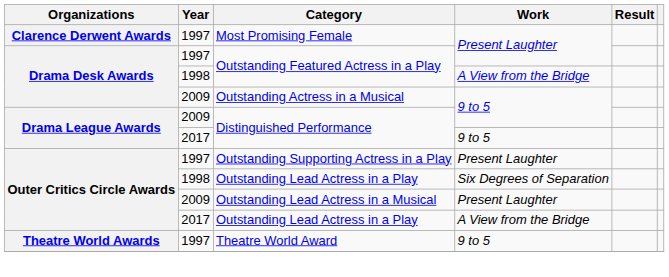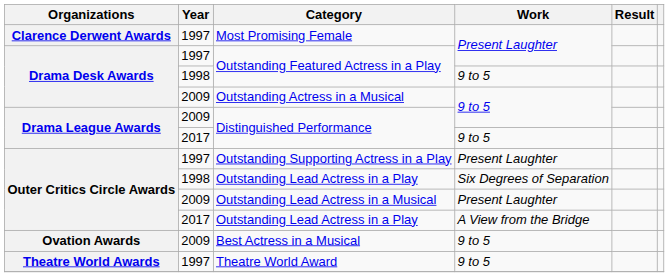(523, 76) A View from the Bridge -> (474, 76) 9 to 5
+ row: (196, 240)
